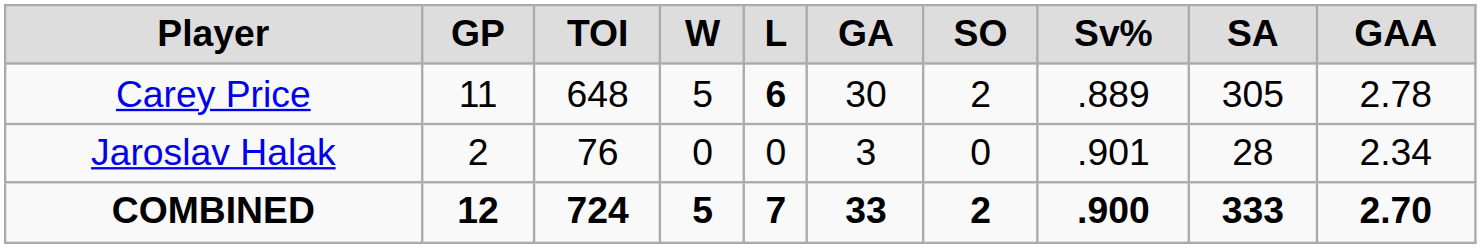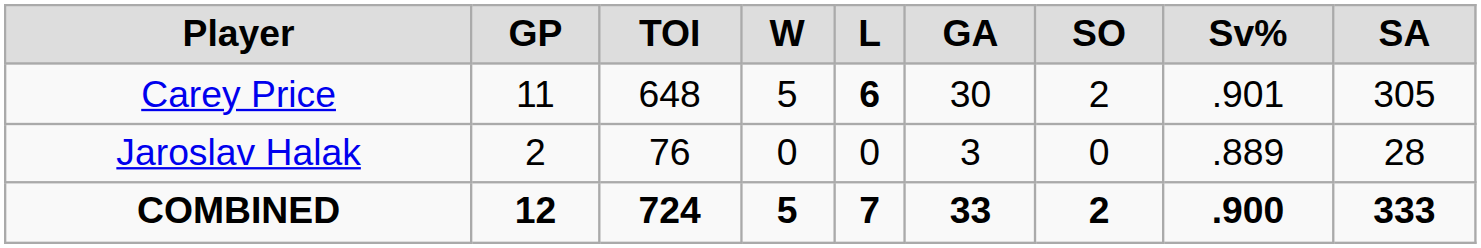- column: (1396, 34)
(1113, 93) .889 -> (1248, 93) .901
(1113, 152) .901 -> (1248, 152) .889
